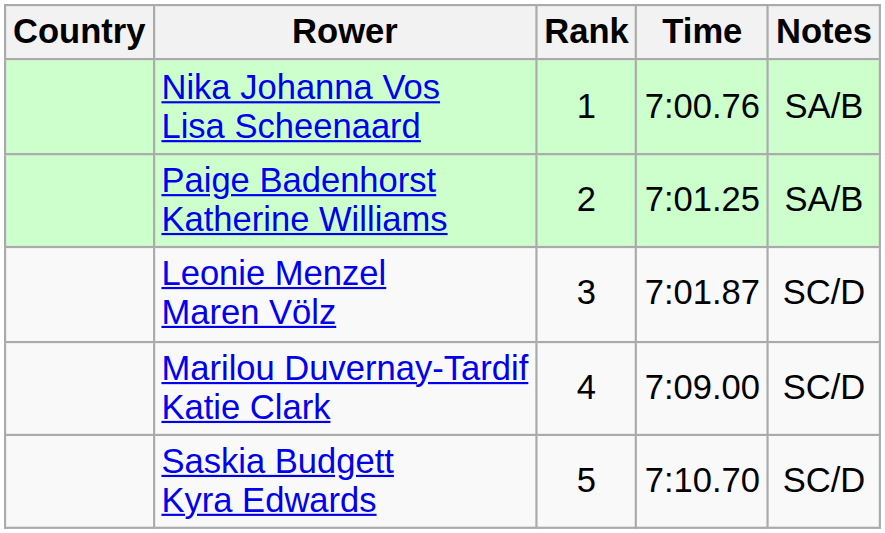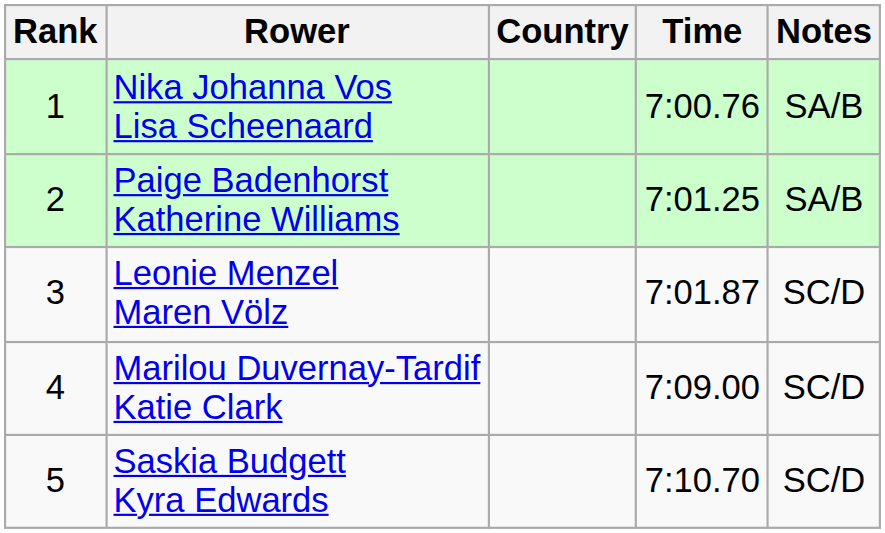columns swapped: (586, 31) <-> (79, 31)
